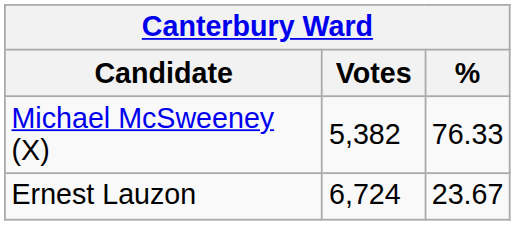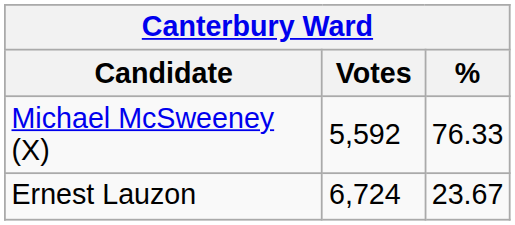(365, 134) 5,382 -> (365, 134) 5,592
